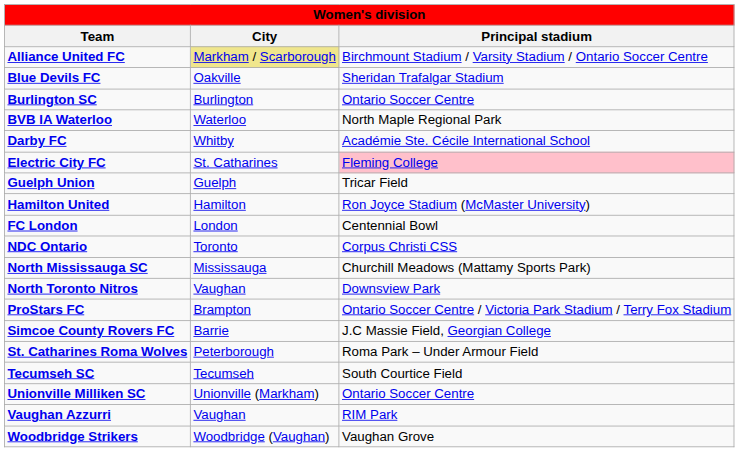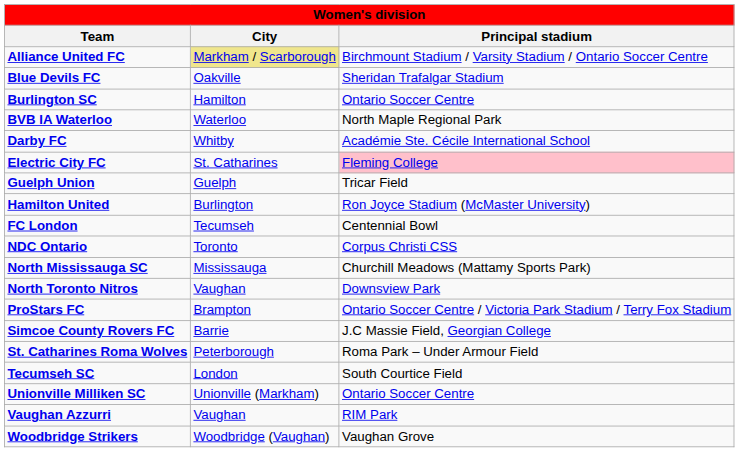(223, 99) Burlington -> (220, 99) Hamilton
(220, 204) Hamilton -> (223, 204) Burlington
(216, 225) London -> (224, 225) Tecumseh
(224, 373) Tecumseh -> (216, 373) London
